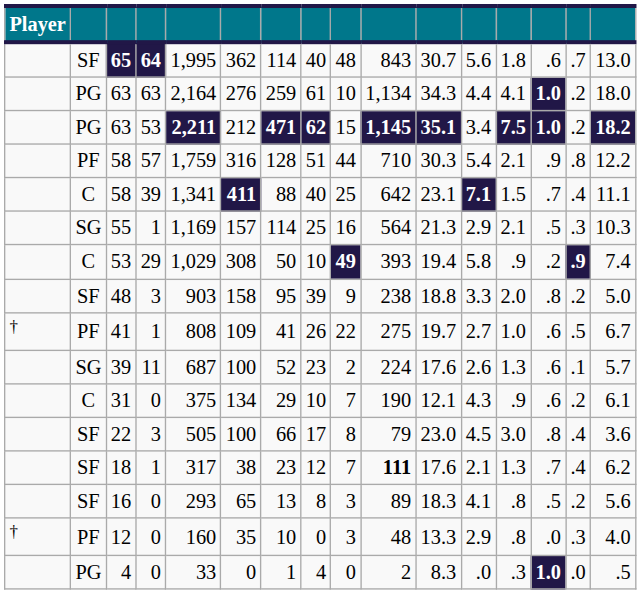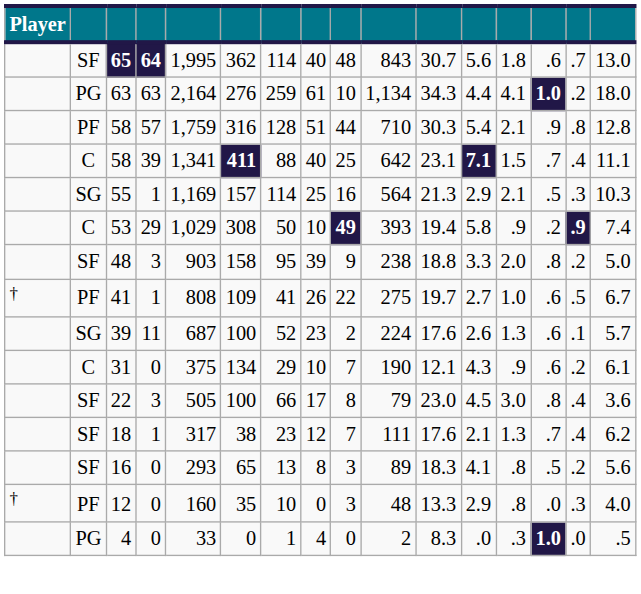- row: (121, 127)
(613, 161) 12.2 -> (613, 127) 12.8
(397, 467) bold -> (397, 433) normal
